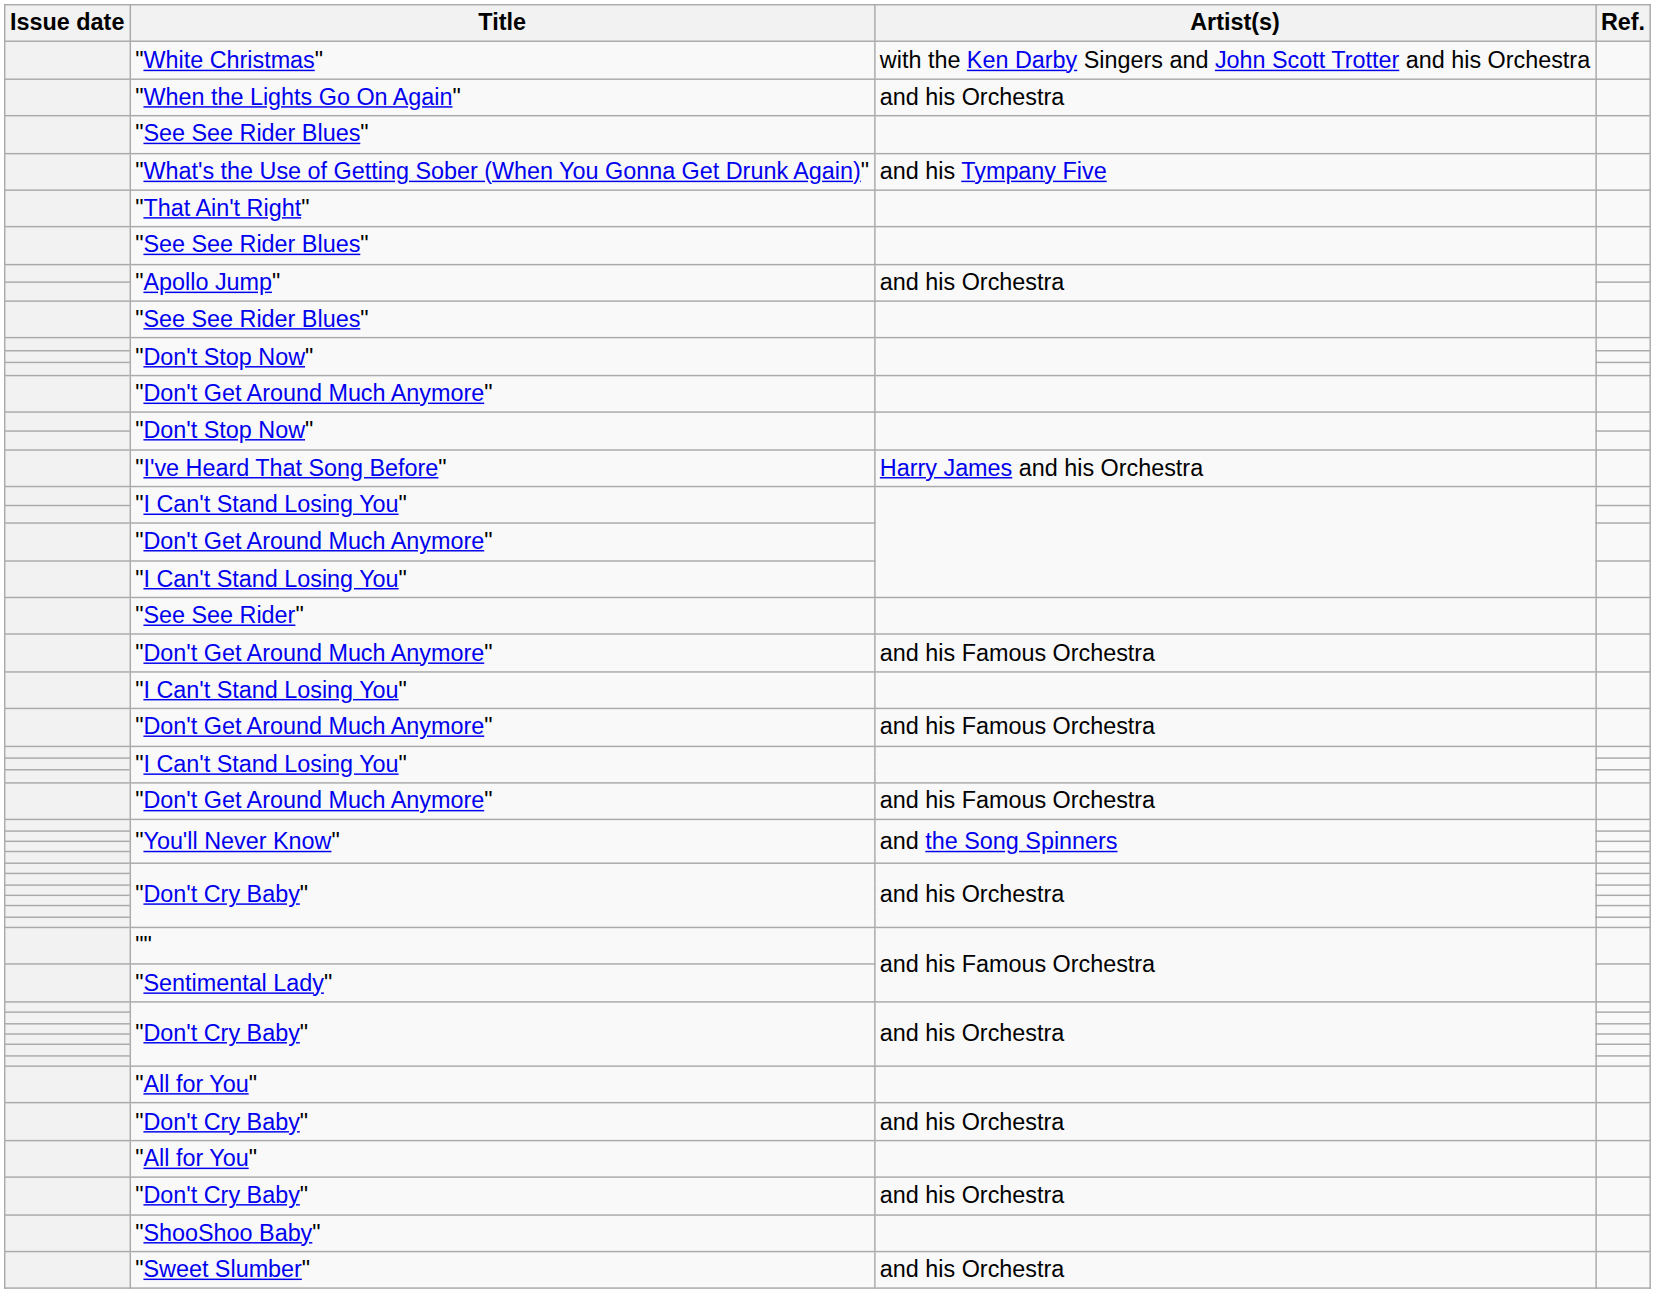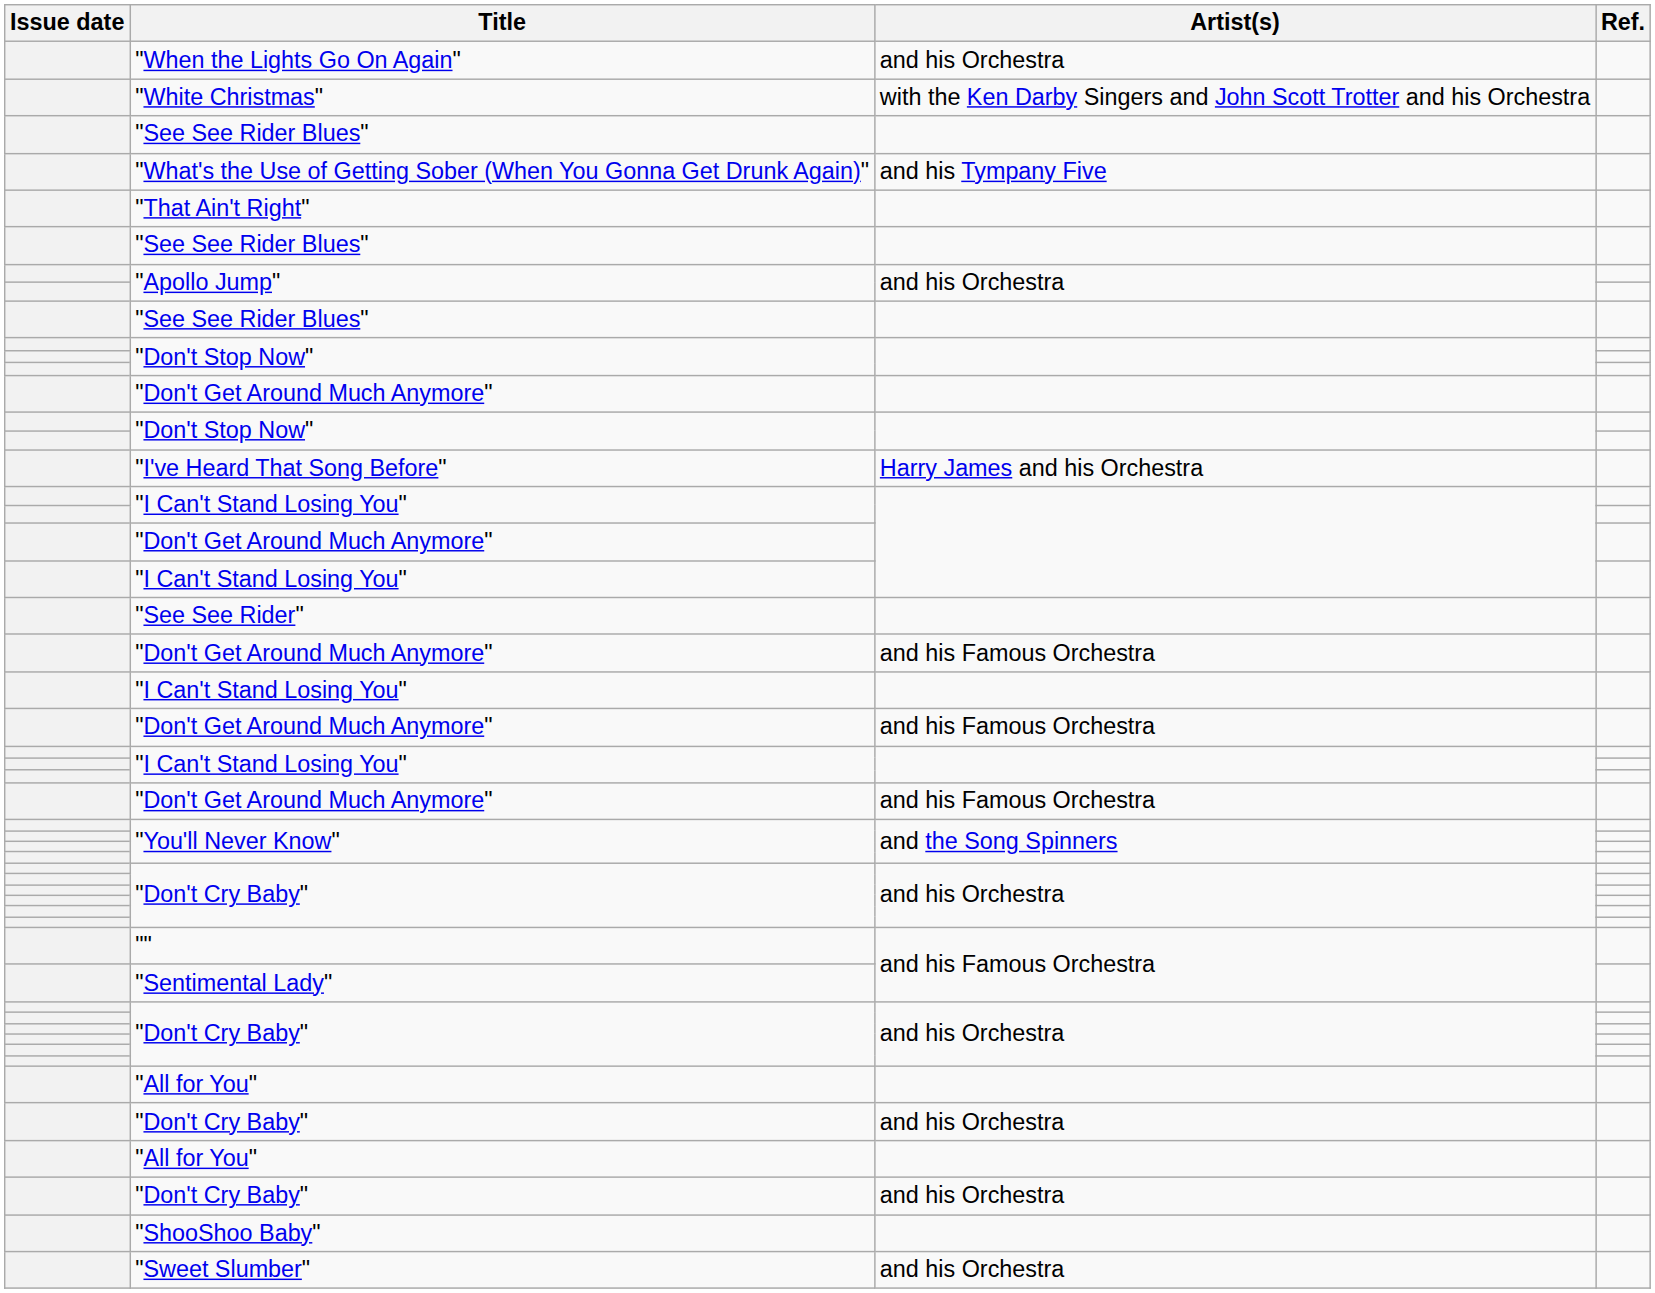rows swapped: (229, 60) <-> (298, 97)
